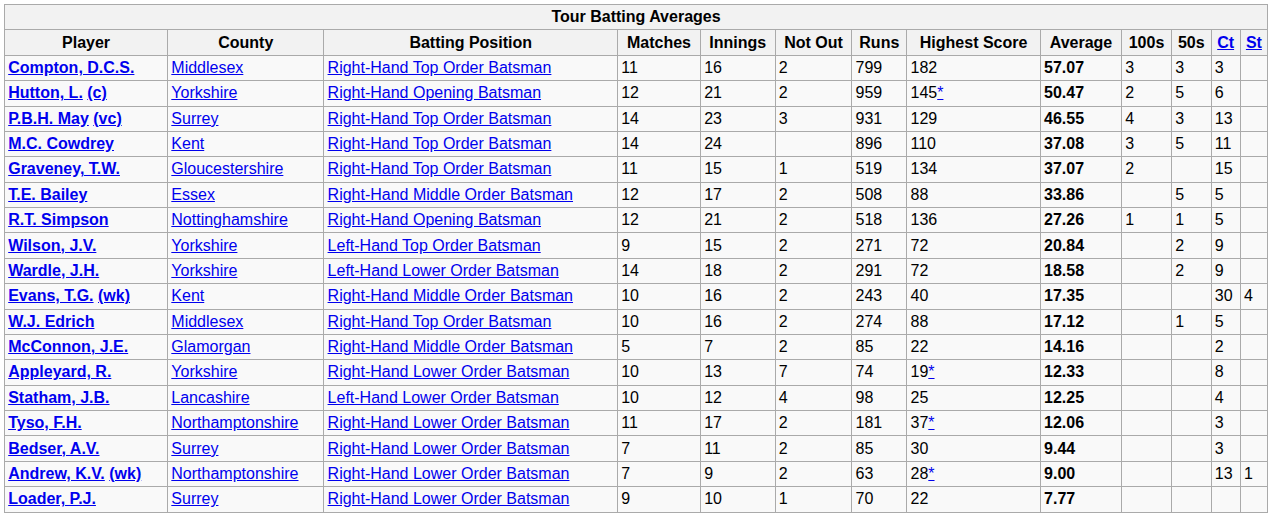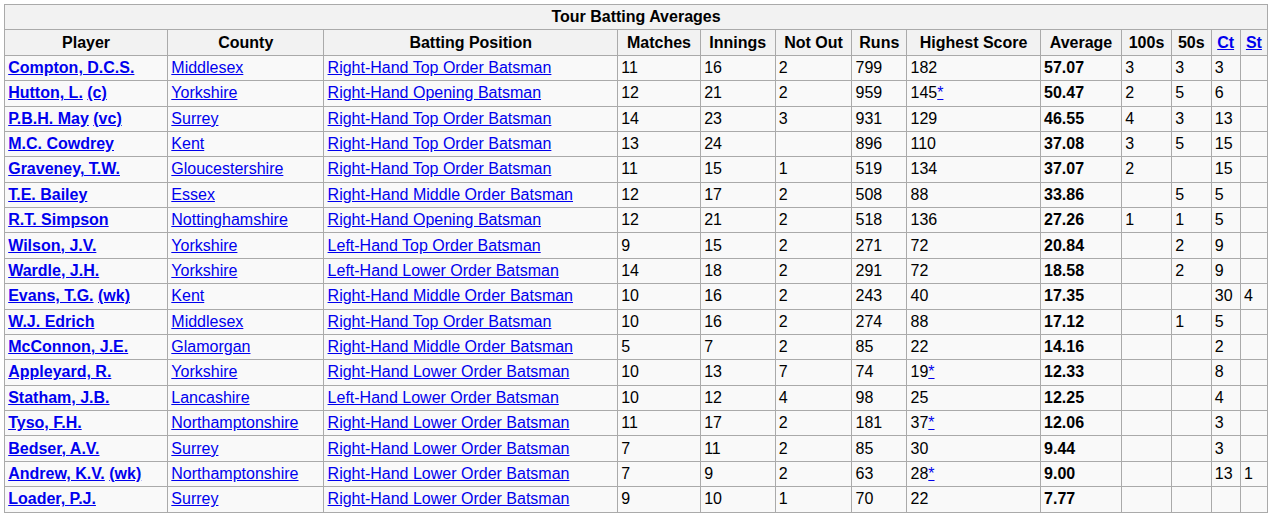(630, 144) 14 -> (630, 144) 13
(1223, 144) 11 -> (1224, 144) 15
